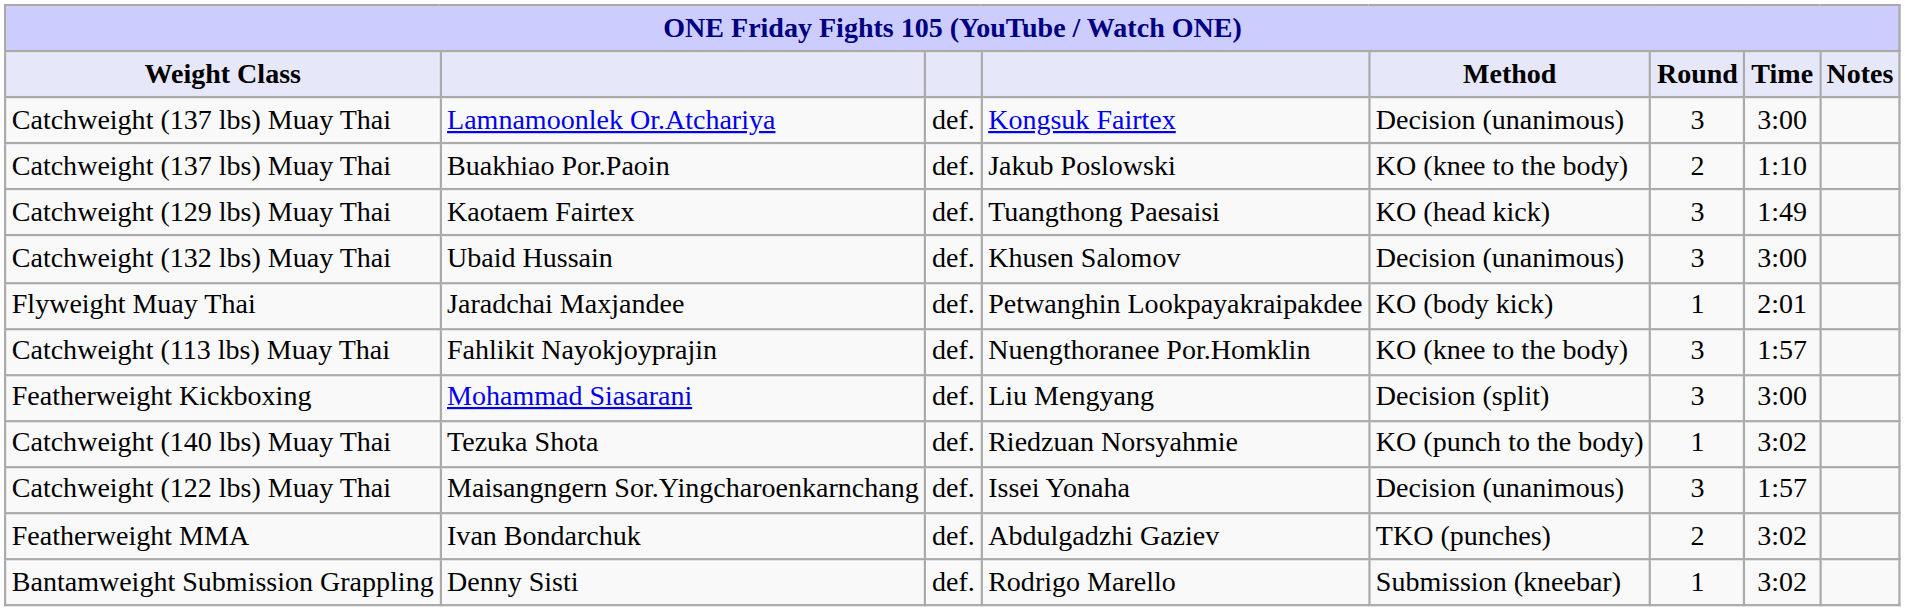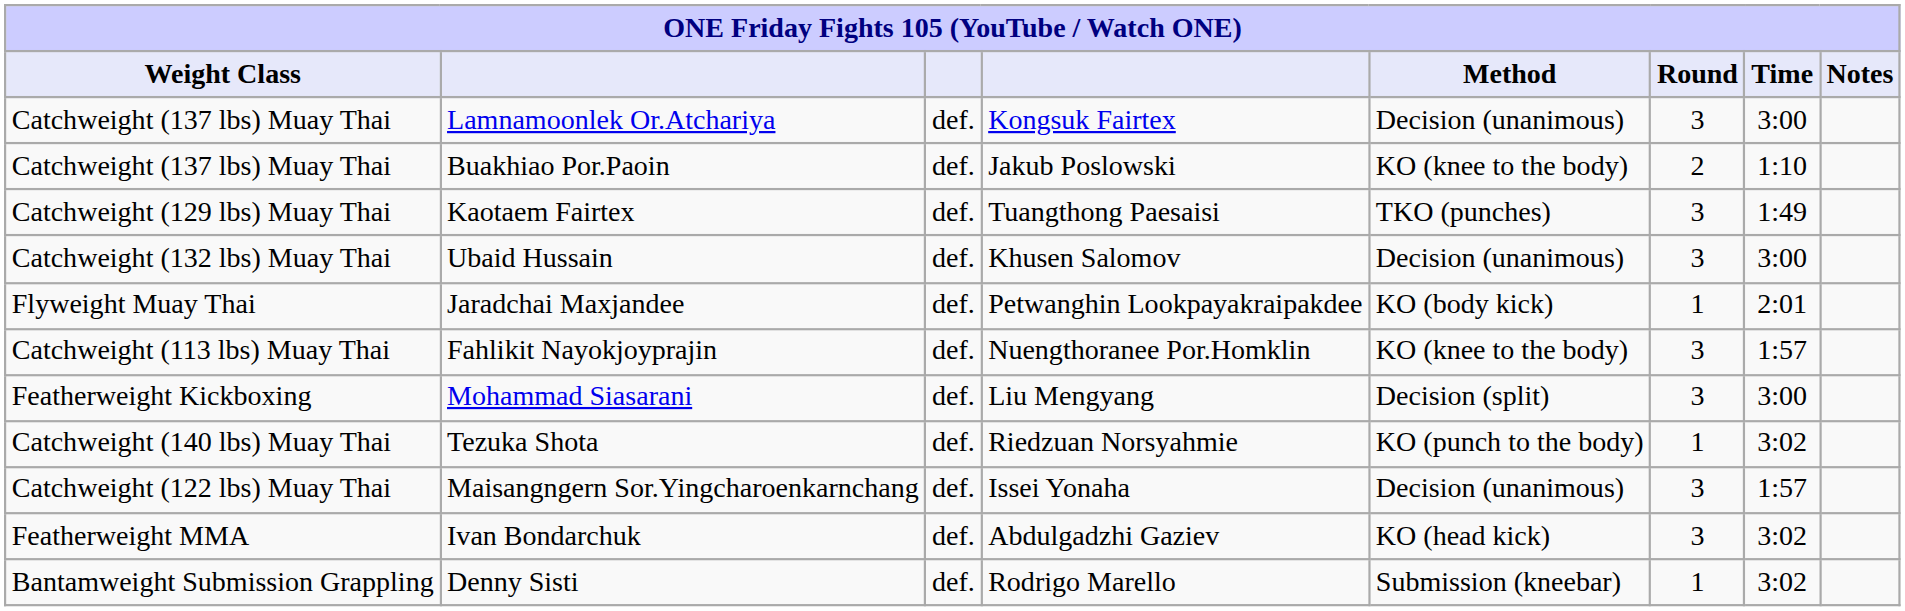(1463, 212) KO (head kick) -> (1463, 212) TKO (punches)
(1463, 535) TKO (punches) -> (1463, 535) KO (head kick)
(1697, 535) 2 -> (1697, 535) 3
